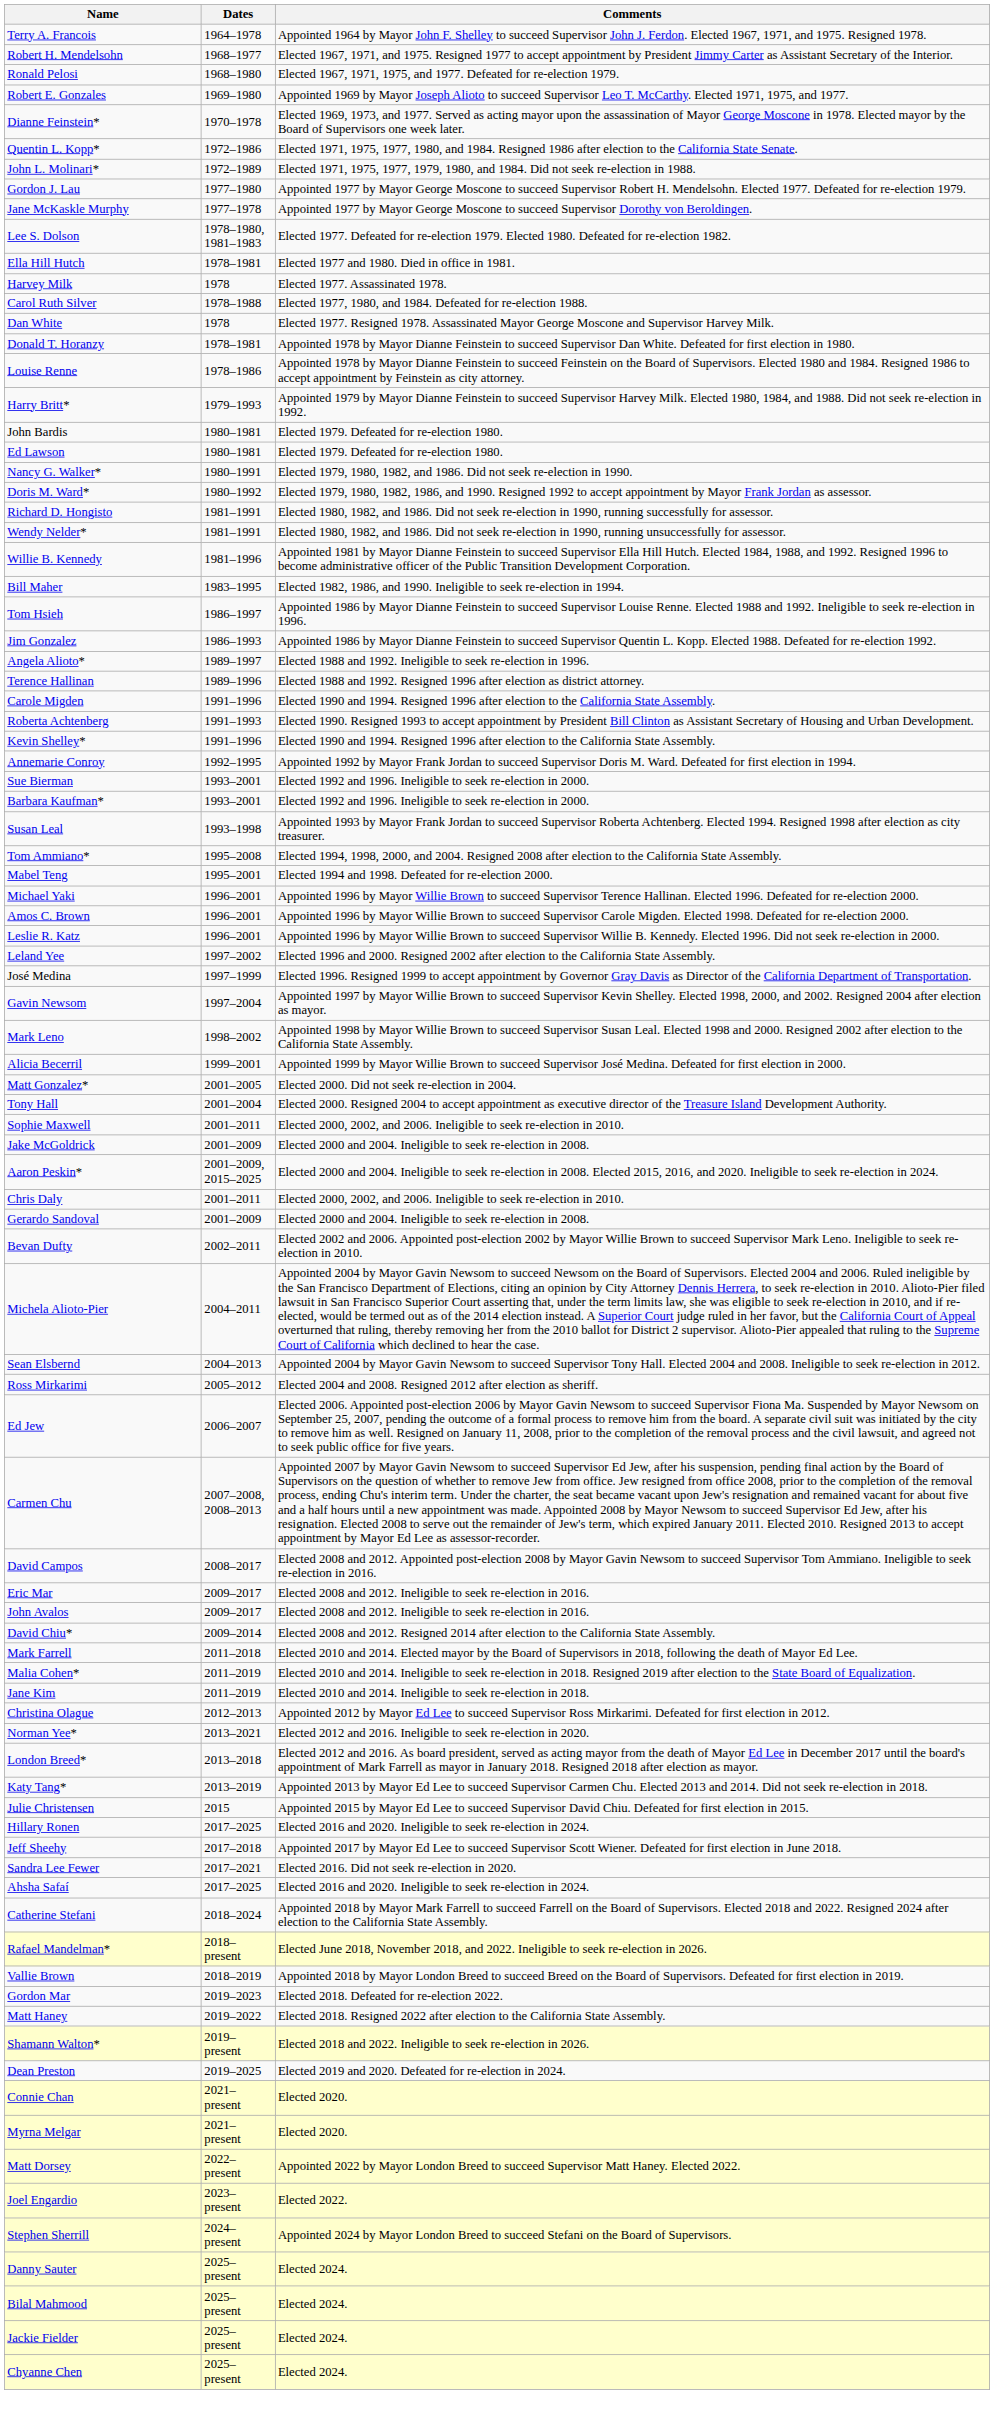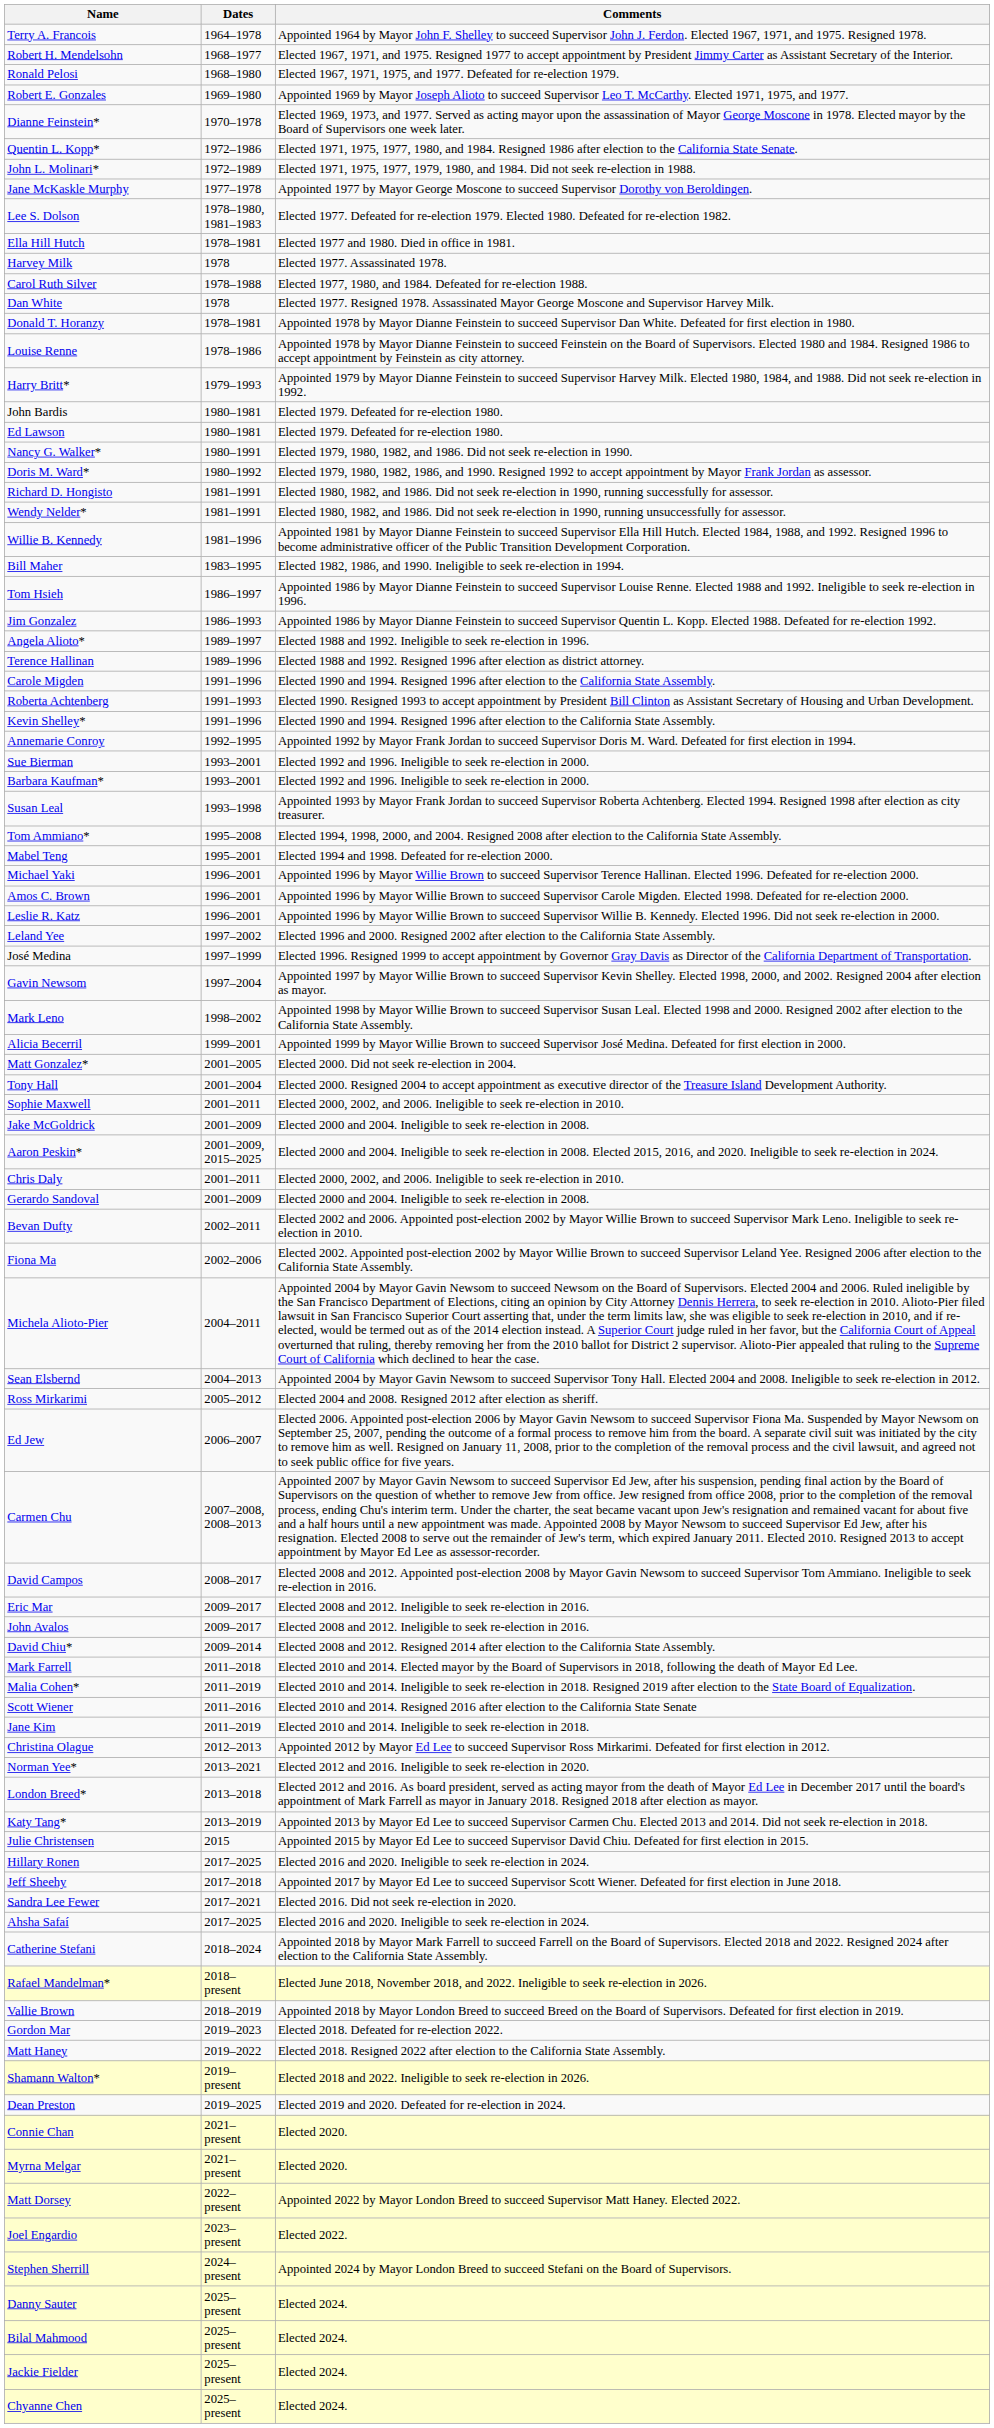- row: (44, 189)
+ row: (32, 1260)
+ row: (40, 1707)
